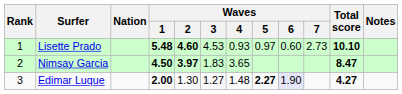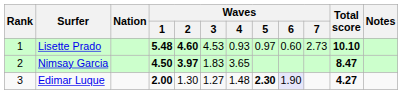(265, 81) 2.27 -> (265, 81) 2.30
